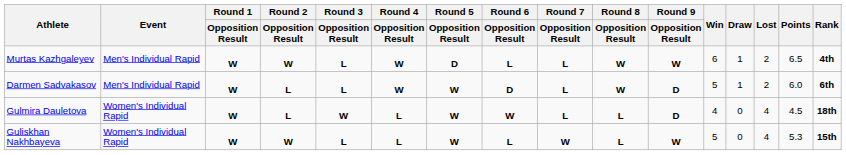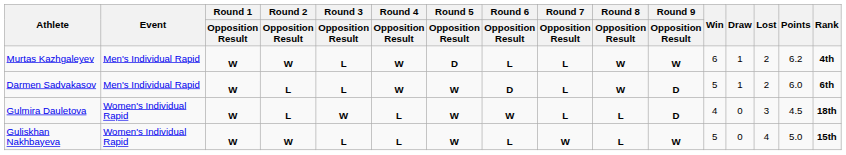(796, 59) 6.5 -> (796, 59) 6.2
(766, 111) 4 -> (766, 111) 3
(796, 137) 5.3 -> (796, 137) 5.0
